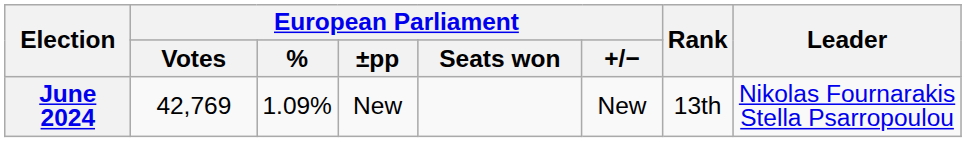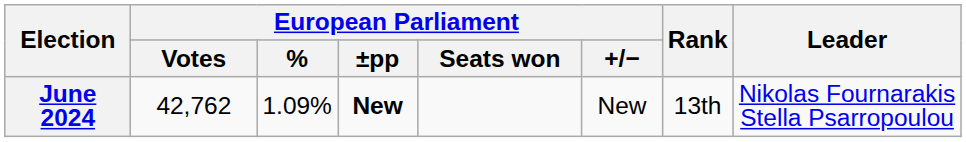(194, 106) 42,769 -> (194, 106) 42,762
(378, 106) normal -> (378, 106) bold
